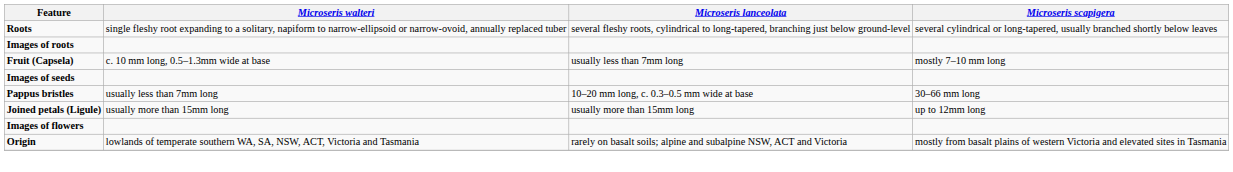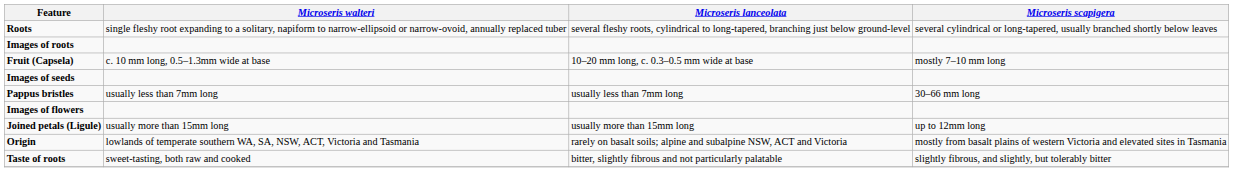(627, 61) usually less than 7mm long -> (662, 61) 10–20 mm long, c. 0.3–0.5 mm wide at base
(662, 93) 10–20 mm long, c. 0.3–0.5 mm wide at base -> (627, 93) usually less than 7mm long
rows swapped: (45, 126) <-> (54, 110)
+ row: (36, 158)
